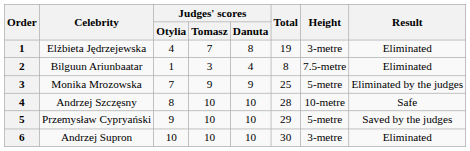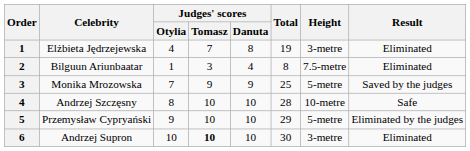(407, 84) Eliminated by the judges -> (407, 84) Saved by the judges
(407, 119) Saved by the judges -> (407, 119) Eliminated by the judges
(209, 137) normal -> (209, 137) bold
